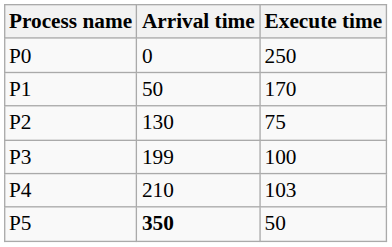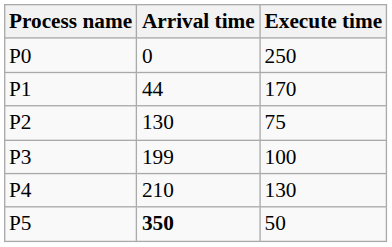(153, 88) 50 -> (153, 88) 44
(281, 190) 103 -> (281, 190) 130
